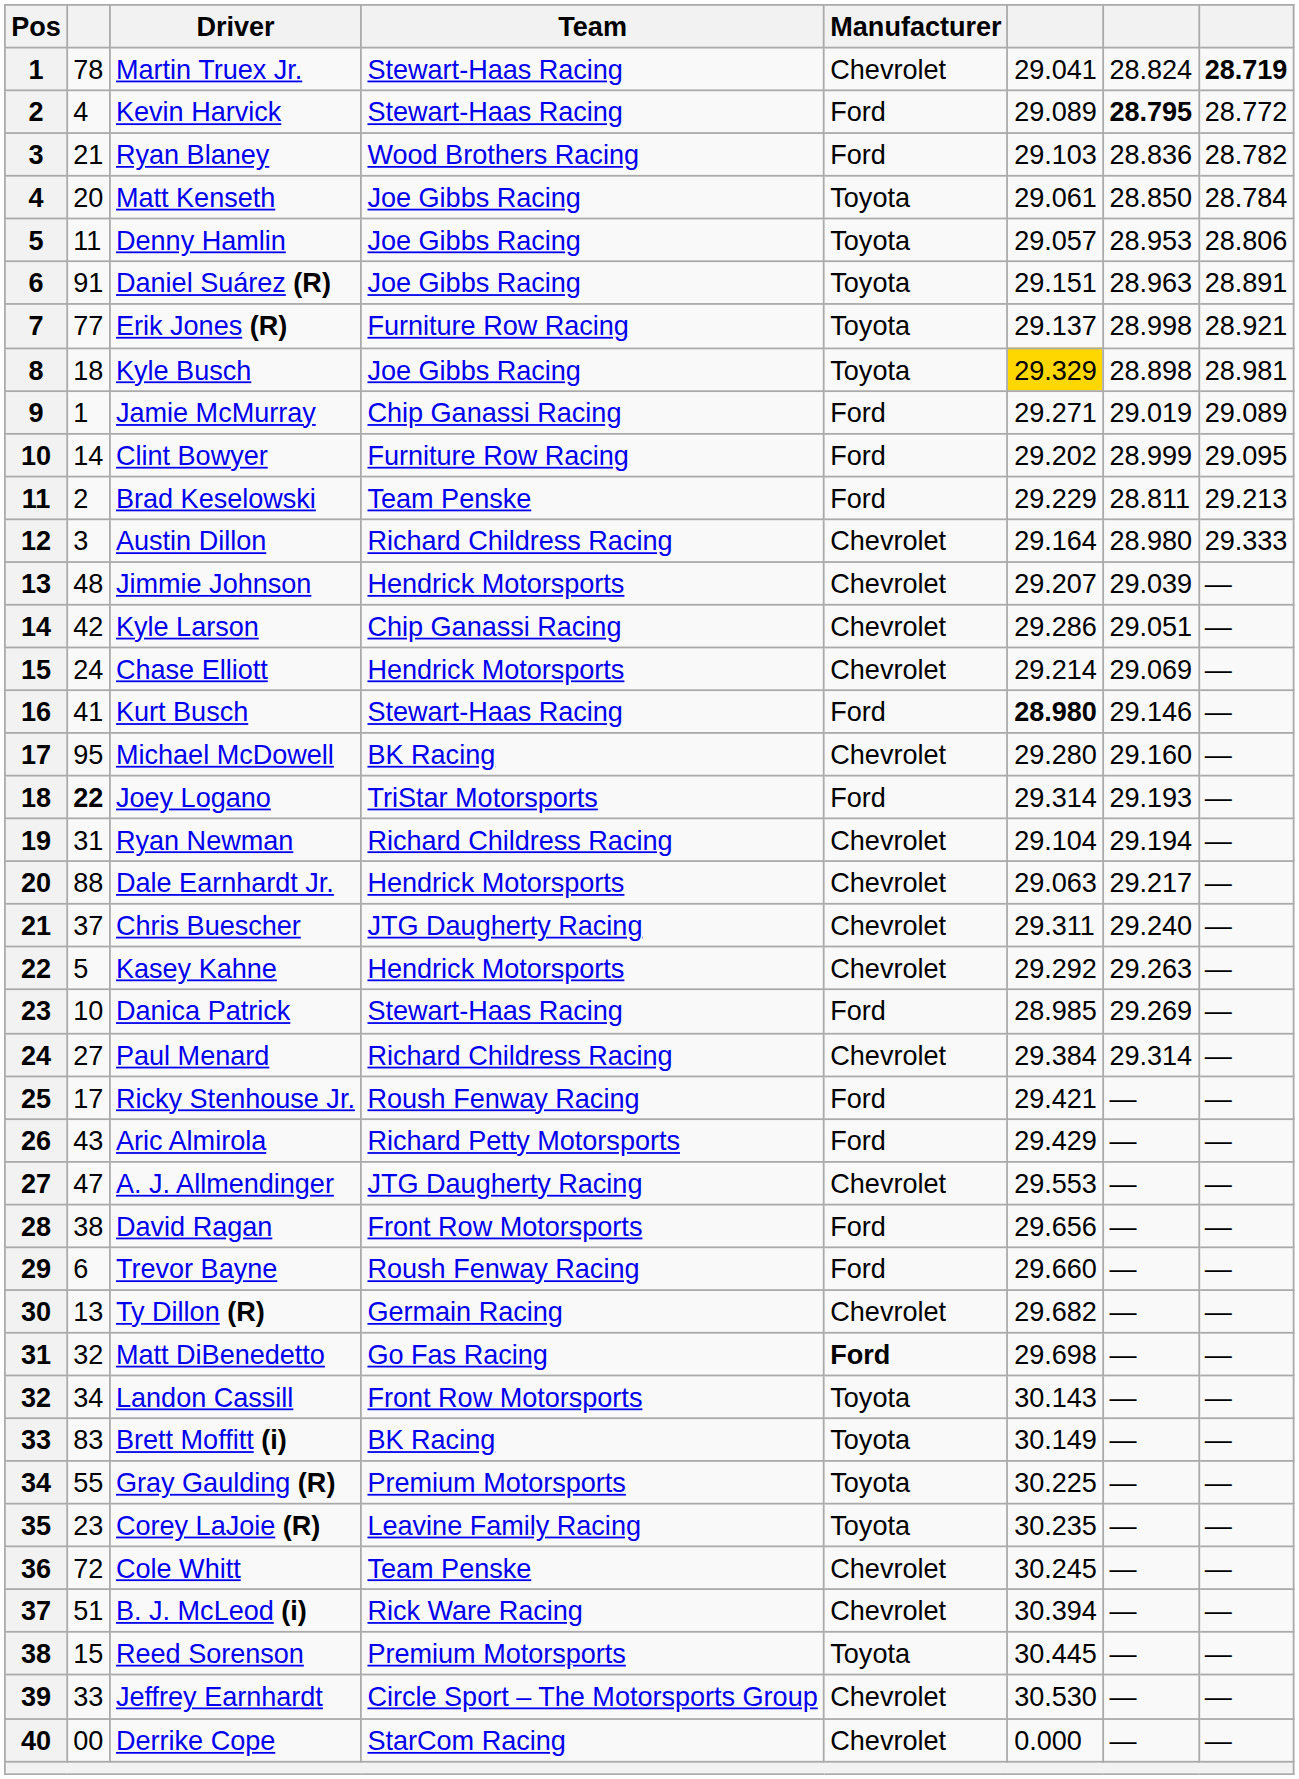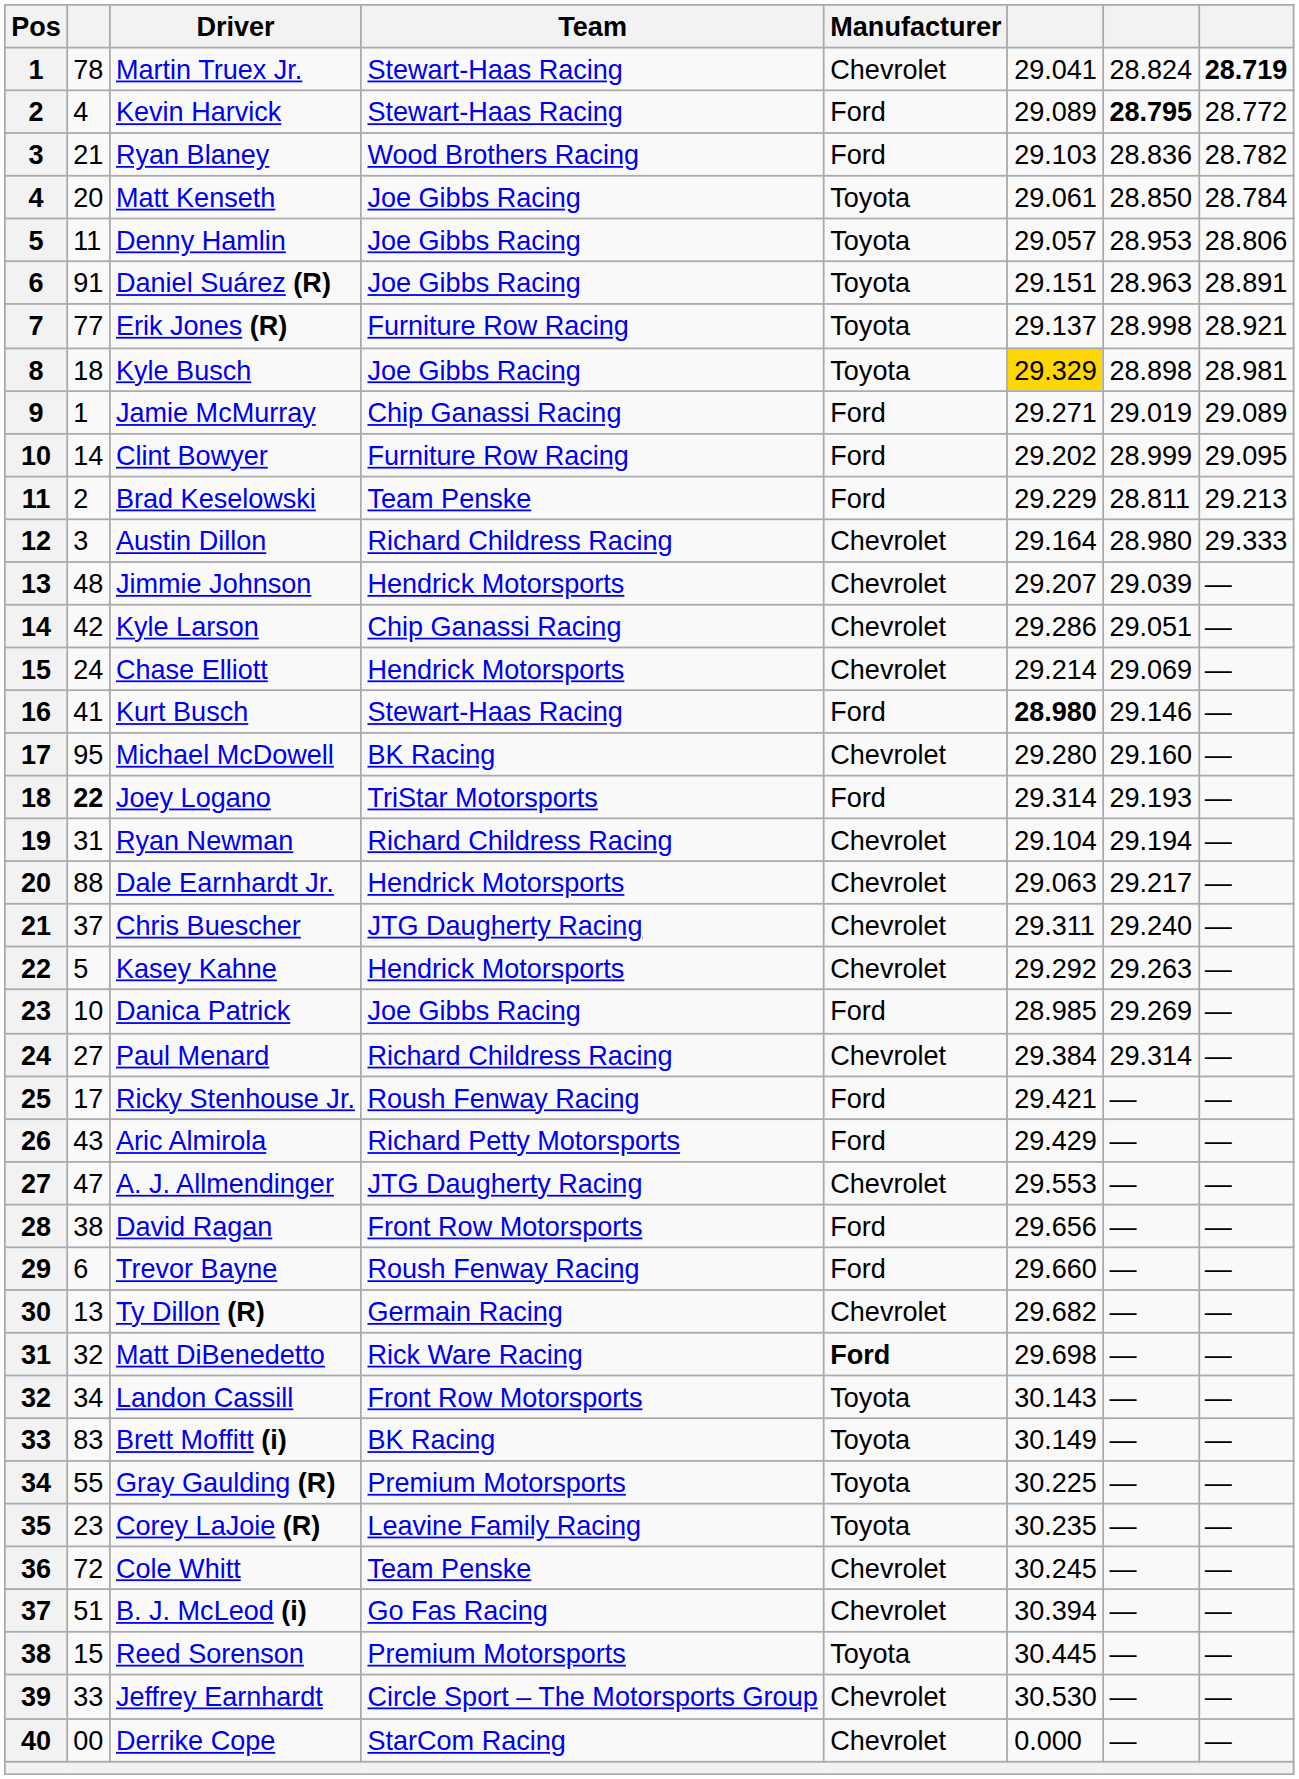(495, 1012) Stewart-Haas Racing -> (474, 1012) Joe Gibbs Racing
(458, 1354) Go Fas Racing -> (475, 1354) Rick Ware Racing
(475, 1611) Rick Ware Racing -> (458, 1611) Go Fas Racing
